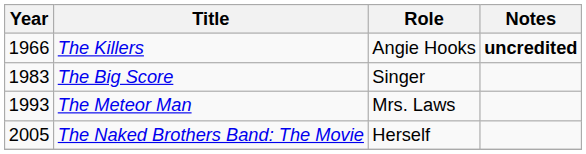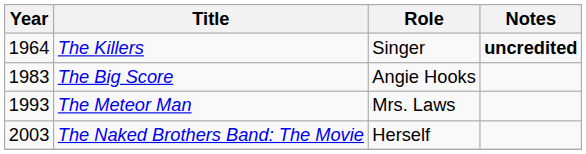(29, 47) 1966 -> (29, 47) 1964
(424, 47) Angie Hooks -> (399, 47) Singer
(399, 76) Singer -> (424, 76) Angie Hooks
(29, 134) 2005 -> (29, 134) 2003
